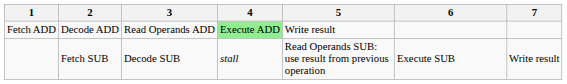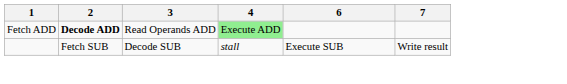- column: (338, 13)
(90, 30) normal -> (90, 30) bold
